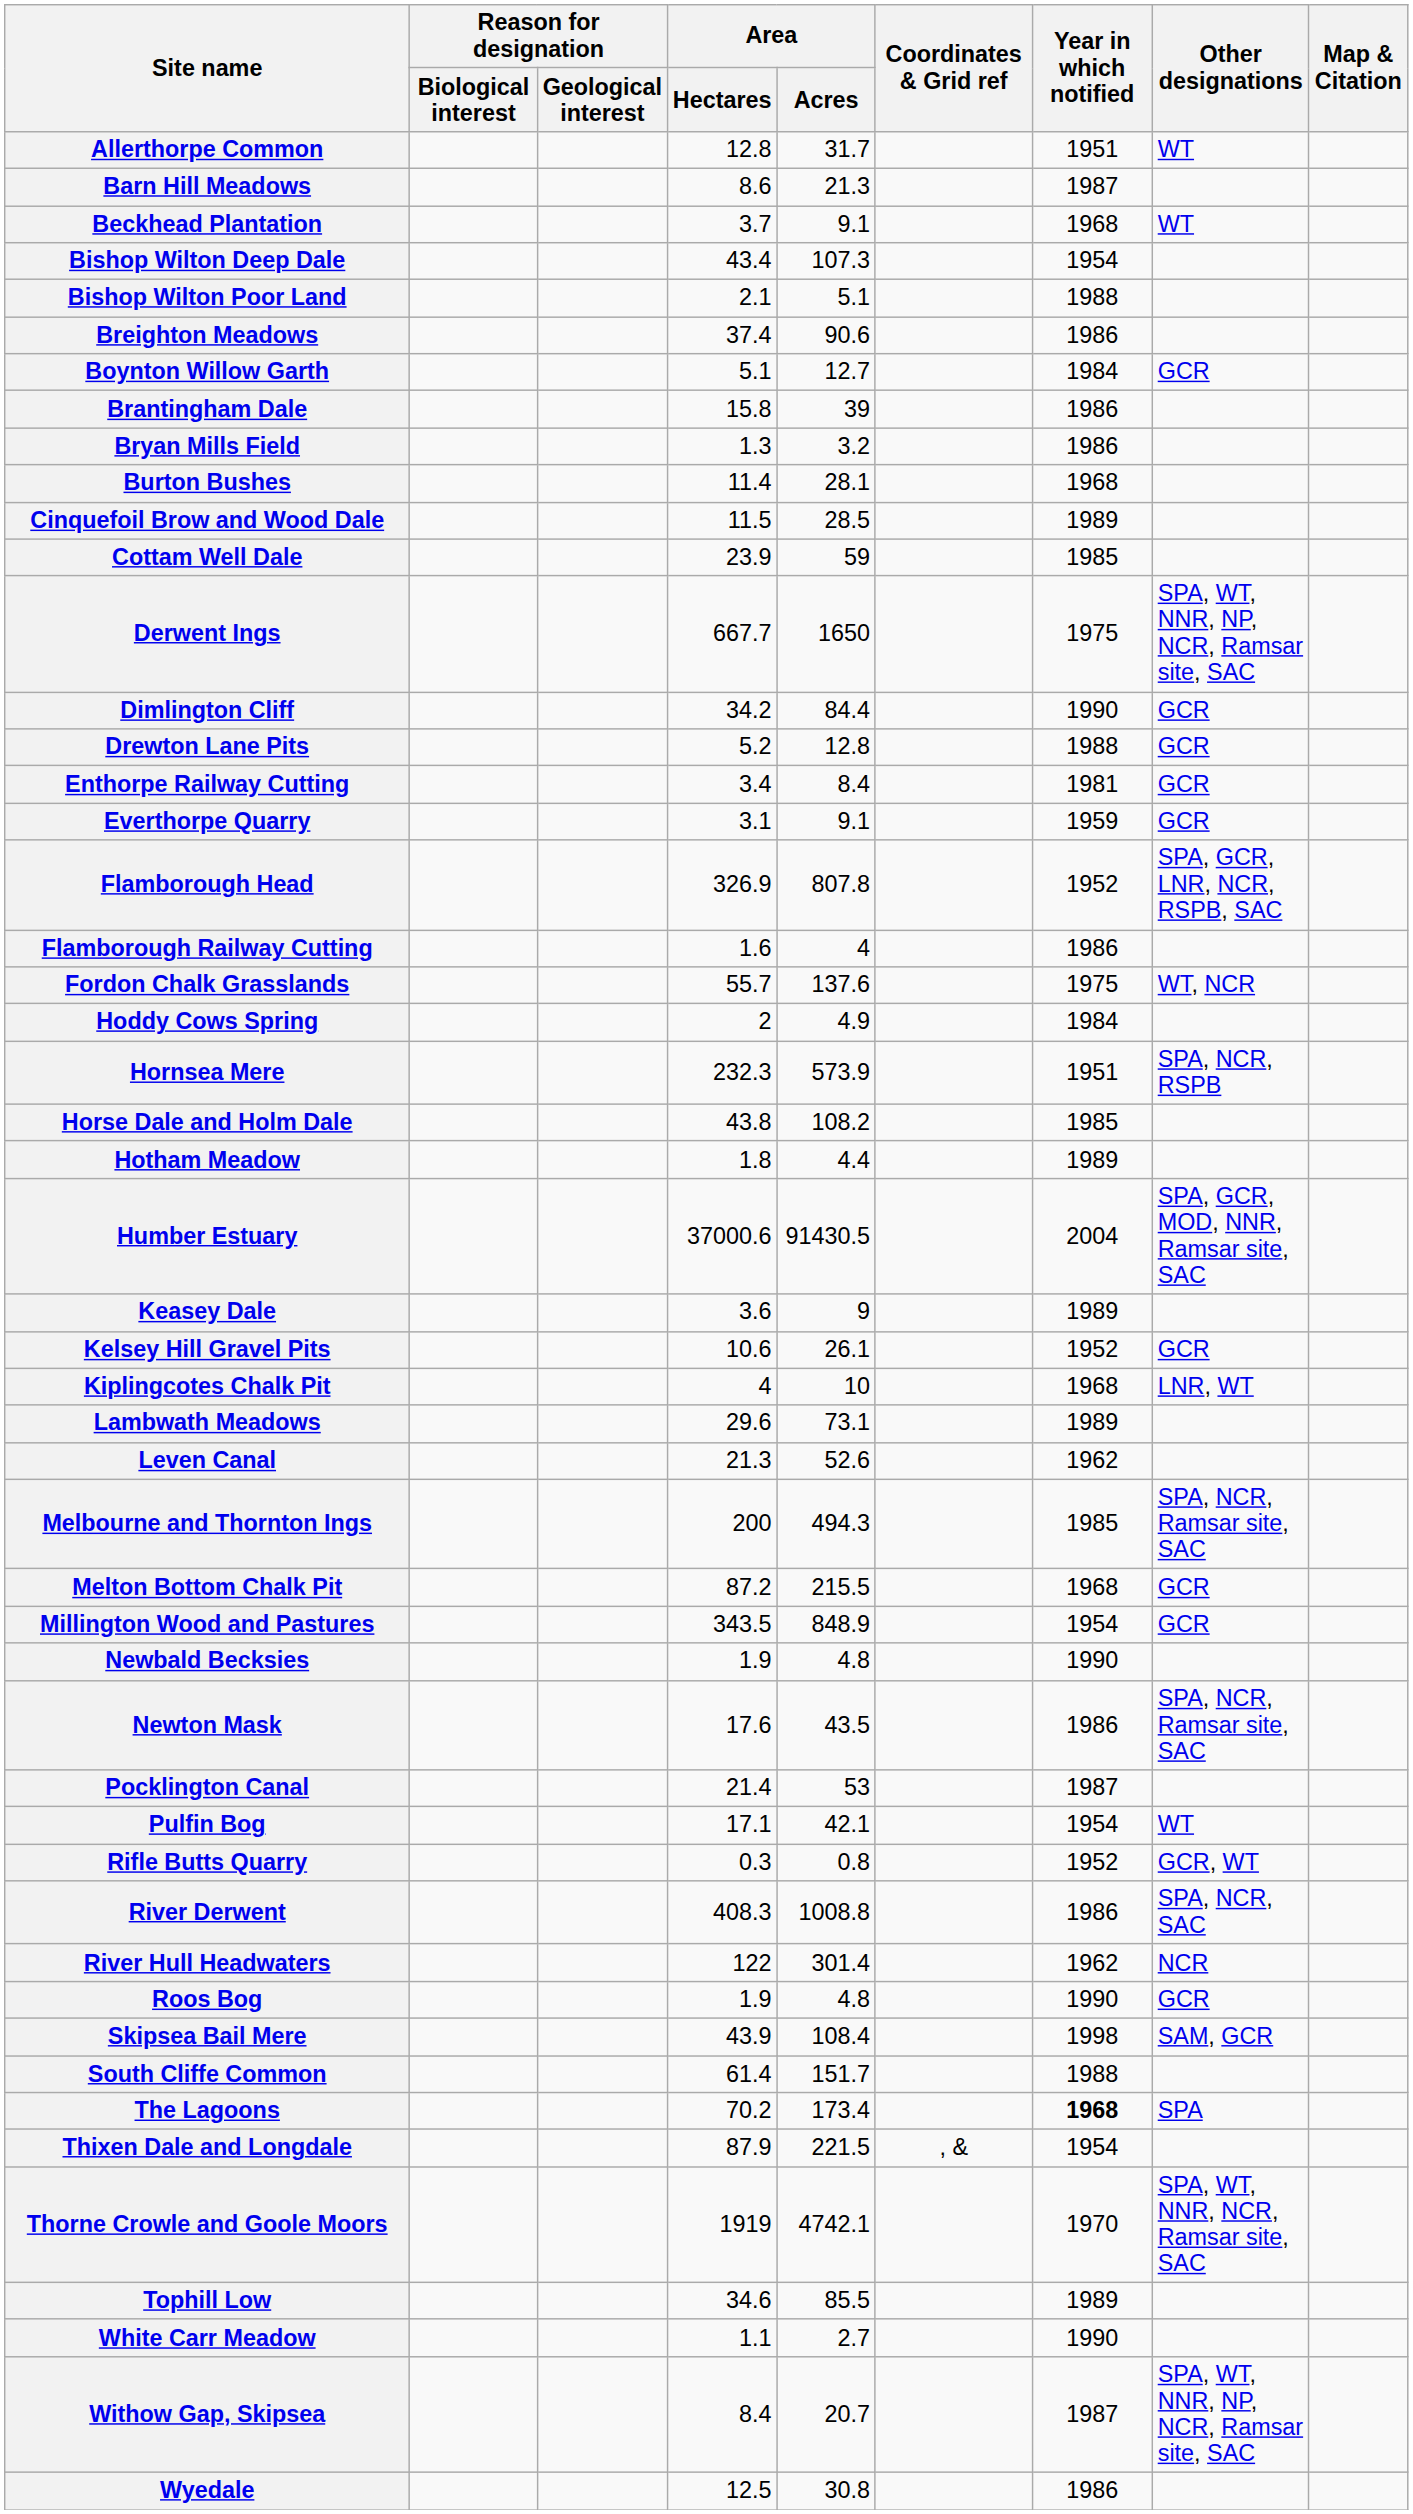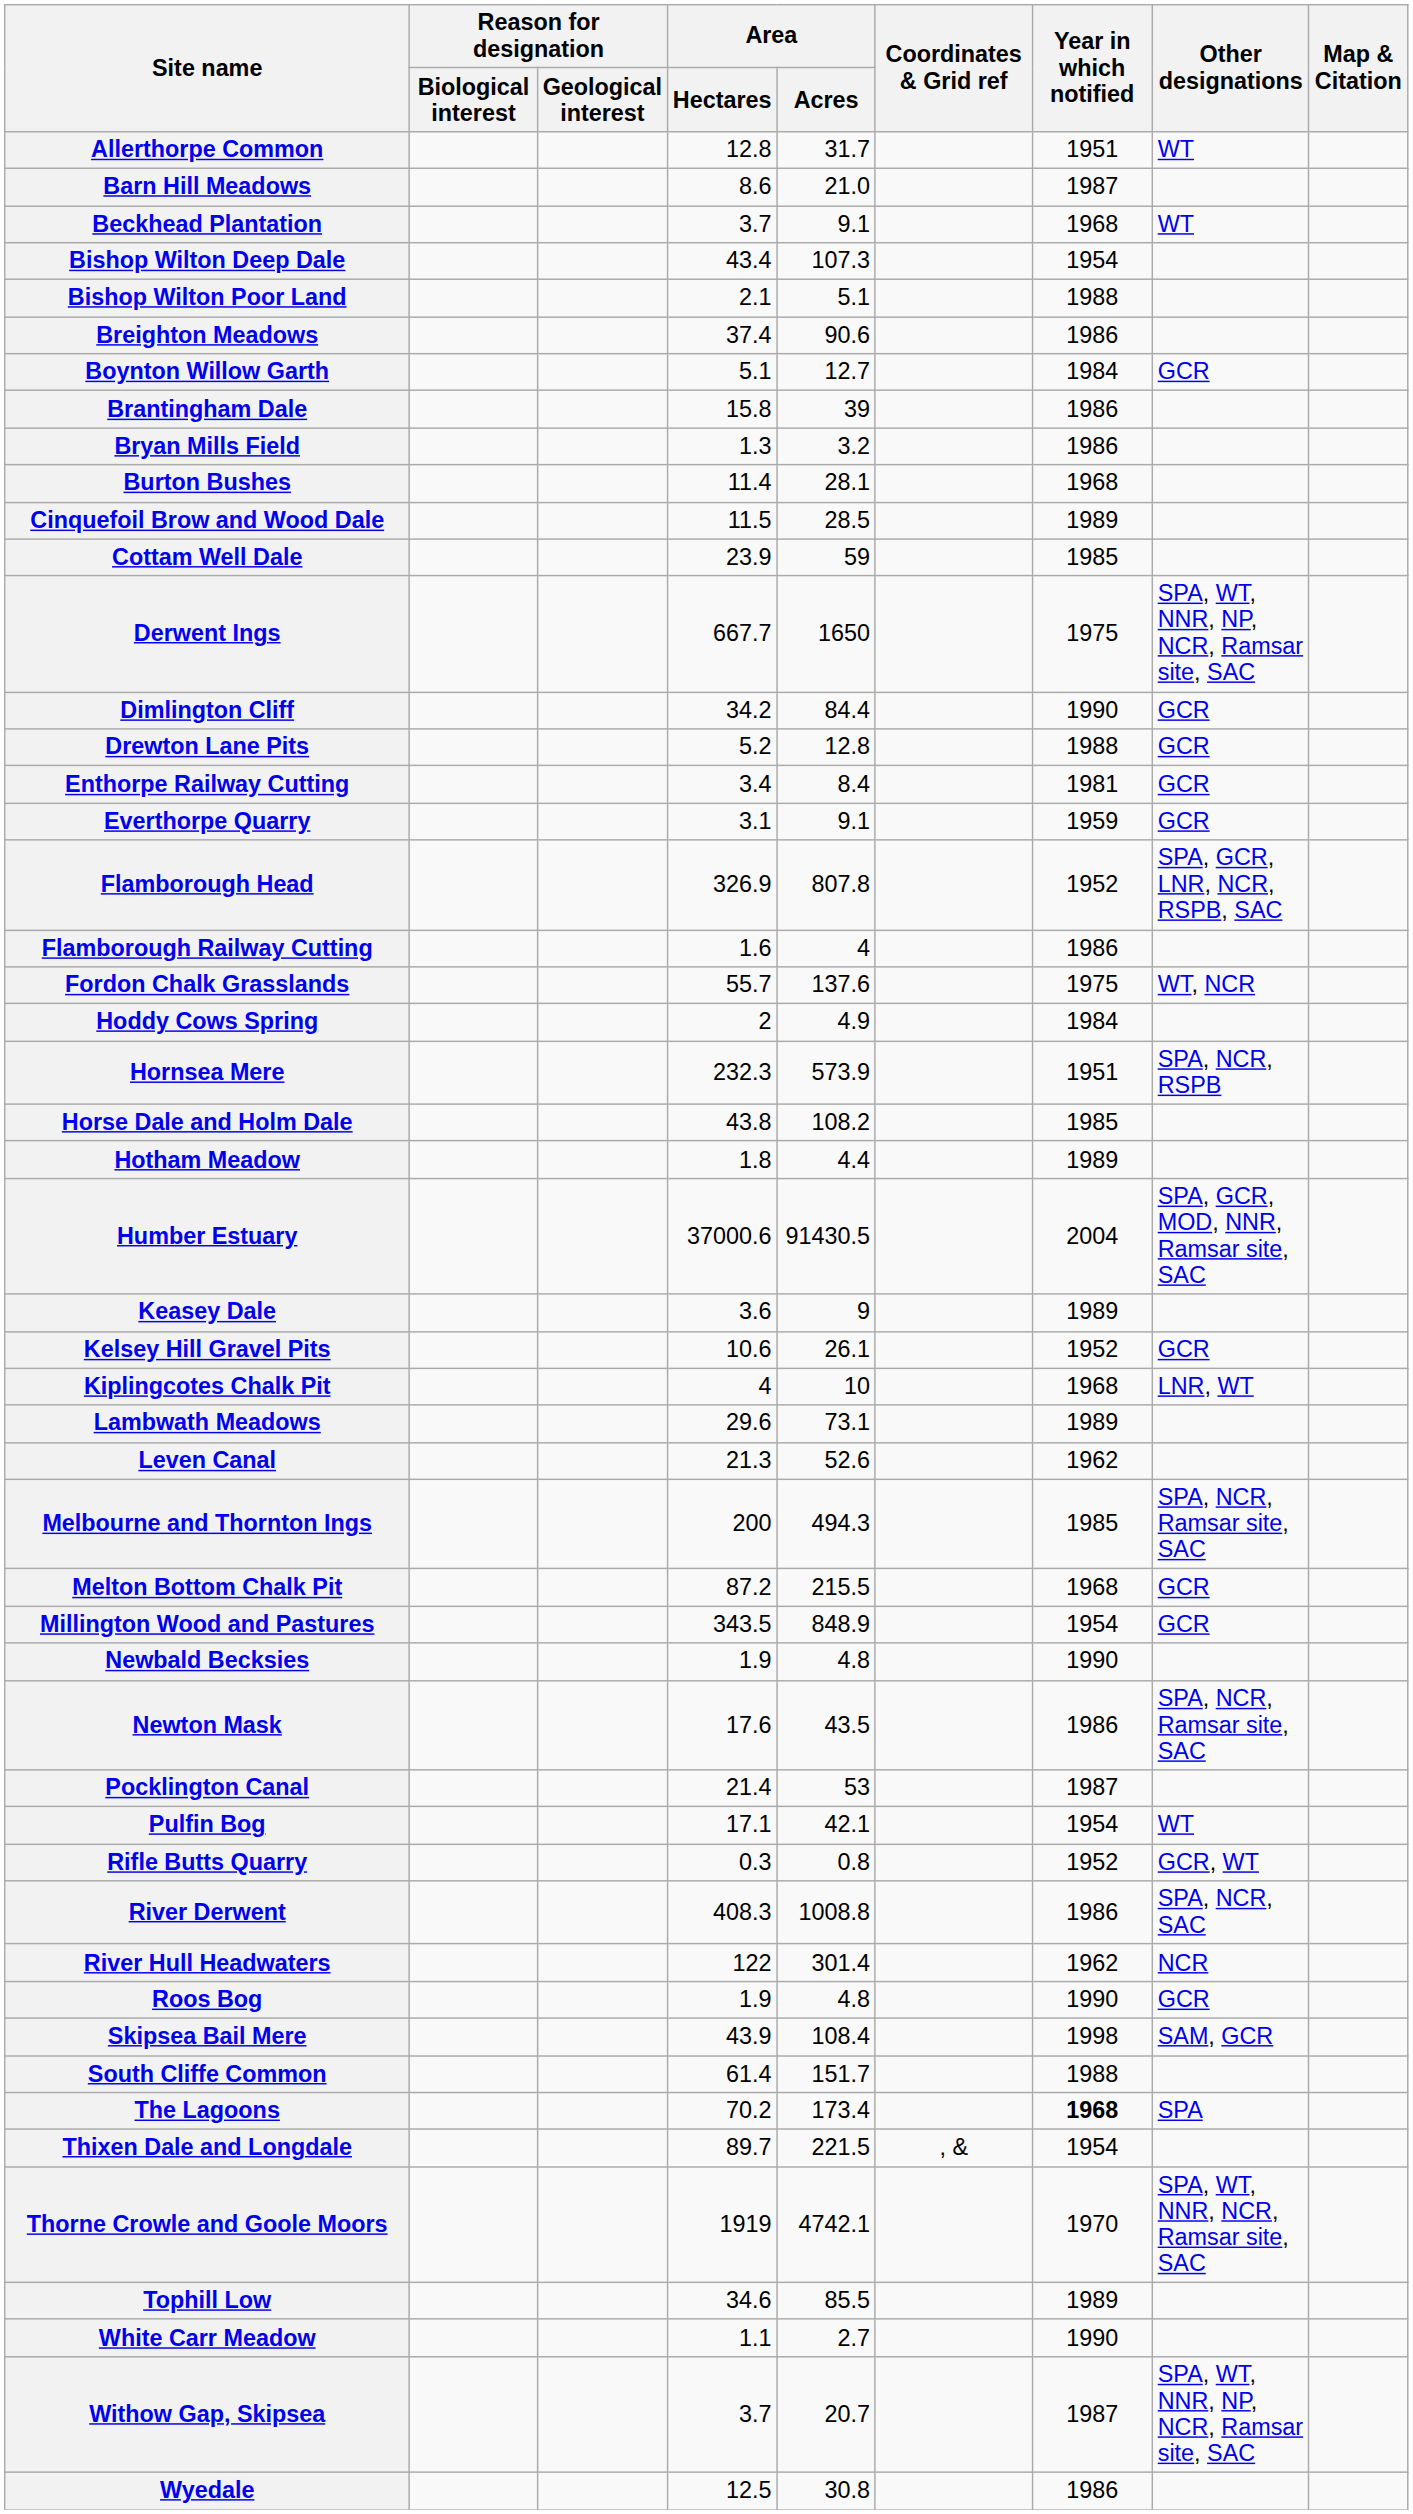(847, 186) 21.3 -> (847, 186) 21.0
(749, 2147) 87.9 -> (749, 2147) 89.7
(755, 2414) 8.4 -> (755, 2414) 3.7
